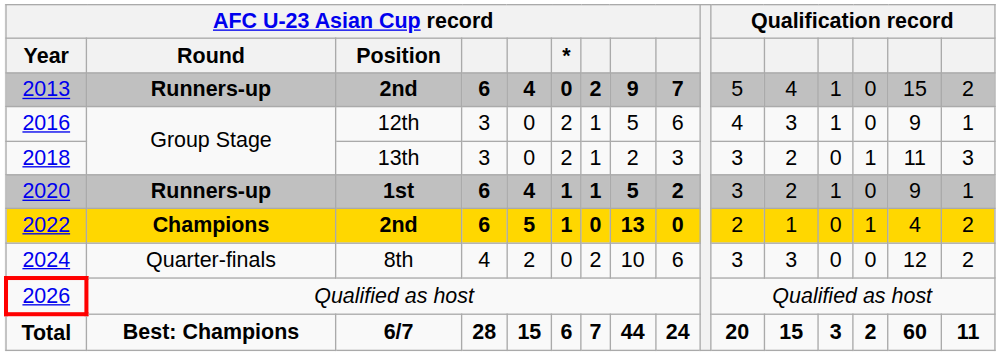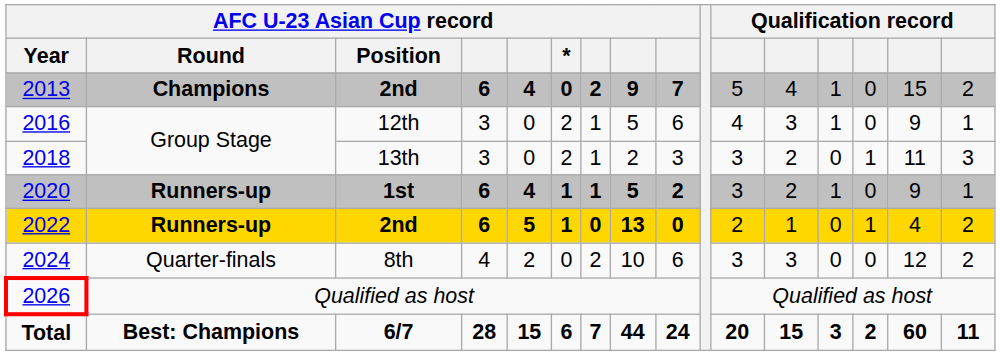(211, 89) Runners-up -> (211, 89) Champions
(211, 225) Champions -> (211, 225) Runners-up
